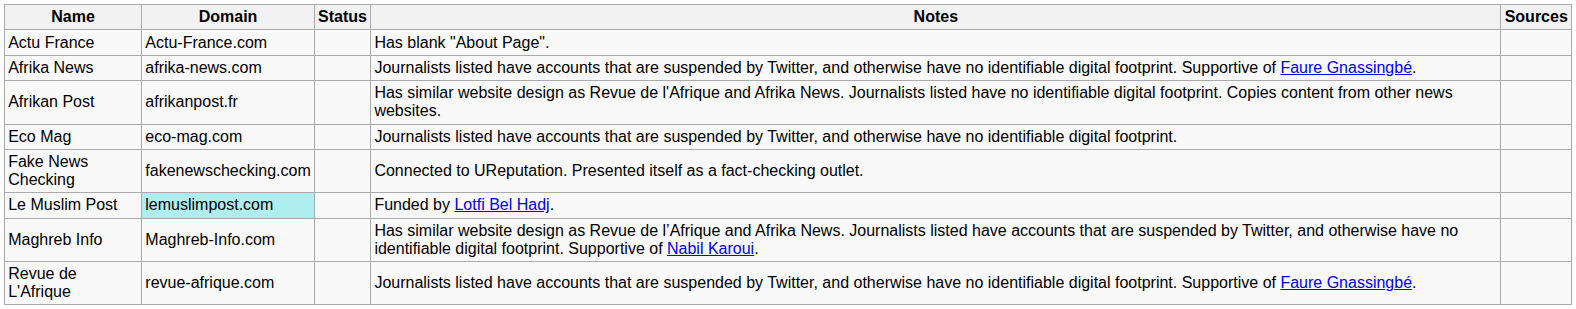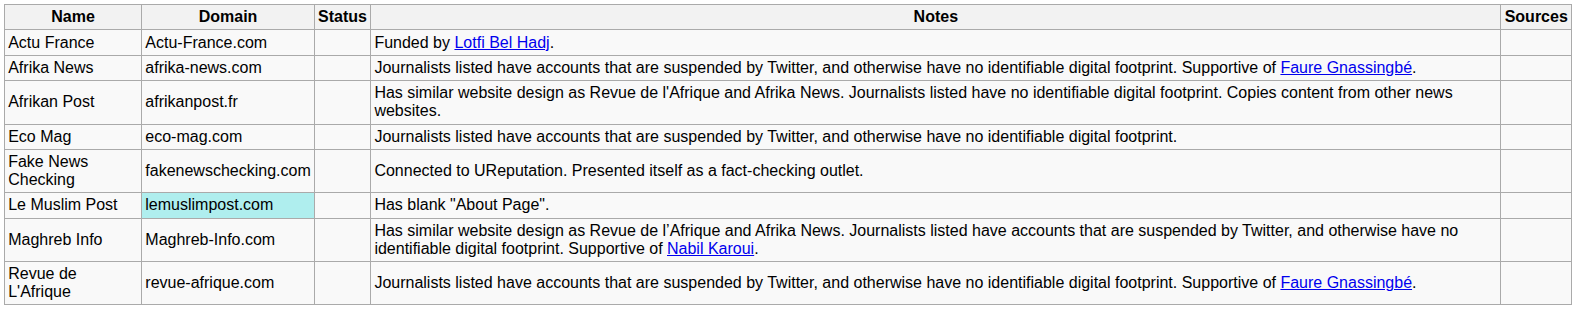(462, 42) Has blank "About Page". -> (464, 42) Funded by Lotfi Bel Hadj.
(464, 205) Funded by Lotfi Bel Hadj. -> (462, 205) Has blank "About Page".
